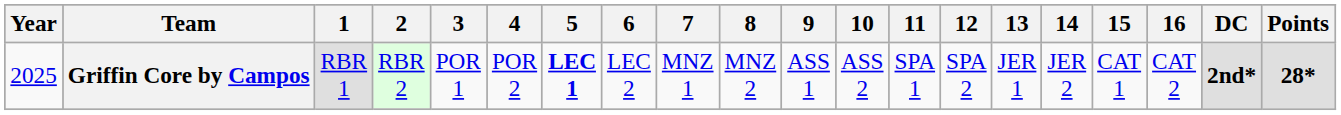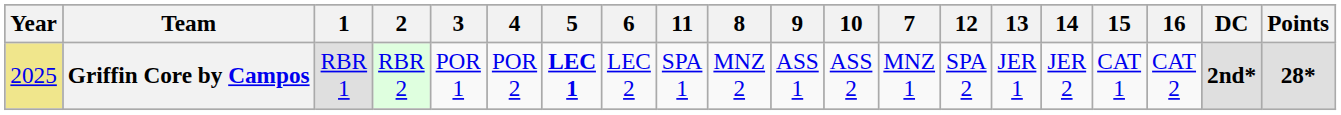columns swapped: (688, 23) <-> (915, 23)
(34, 75) no background -> (34, 75) khaki background
